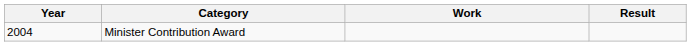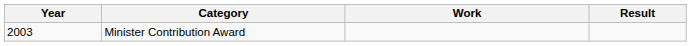(20, 31) 2004 -> (20, 31) 2003
